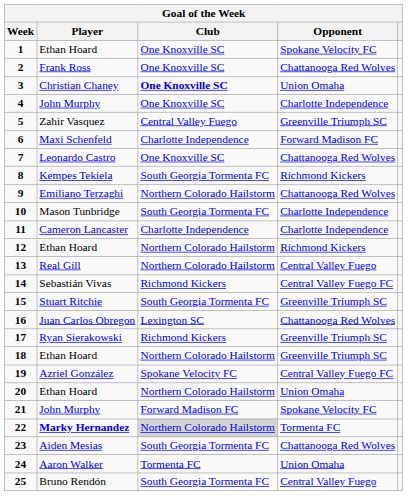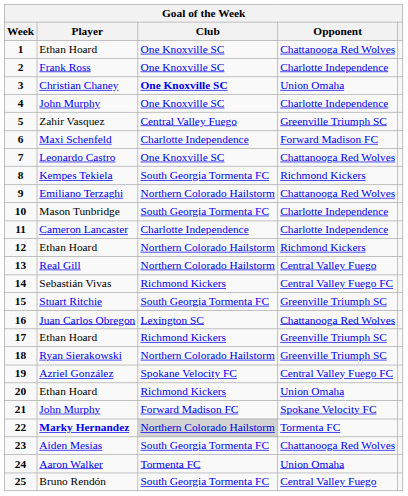(328, 49) Spokane Velocity FC -> (338, 49) Chattanooga Red Wolves
(338, 67) Chattanooga Red Wolves -> (334, 67) Charlotte Independence
(81, 337) Ryan Sierakowski -> (68, 337) Ethan Hoard
(68, 355) Ethan Hoard -> (81, 355) Ryan Sierakowski
(208, 391) Northern Colorado Hailstorm -> (183, 391) Richmond Kickers
